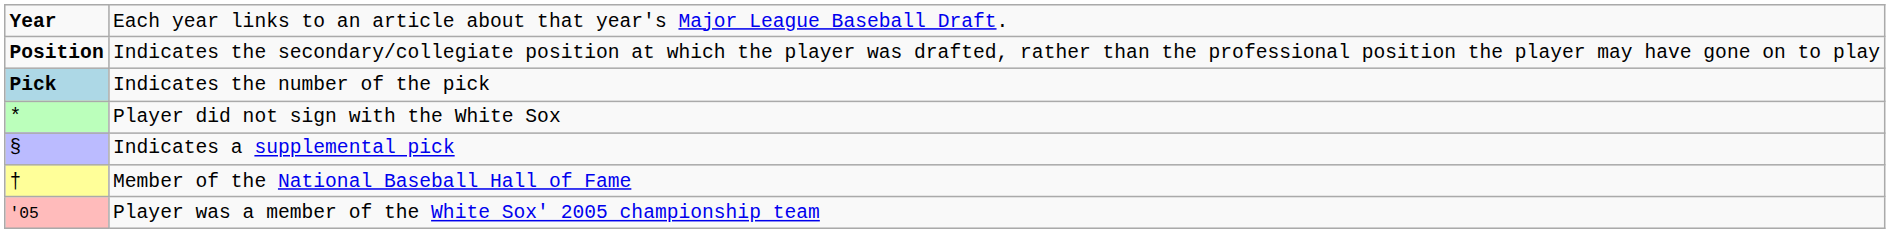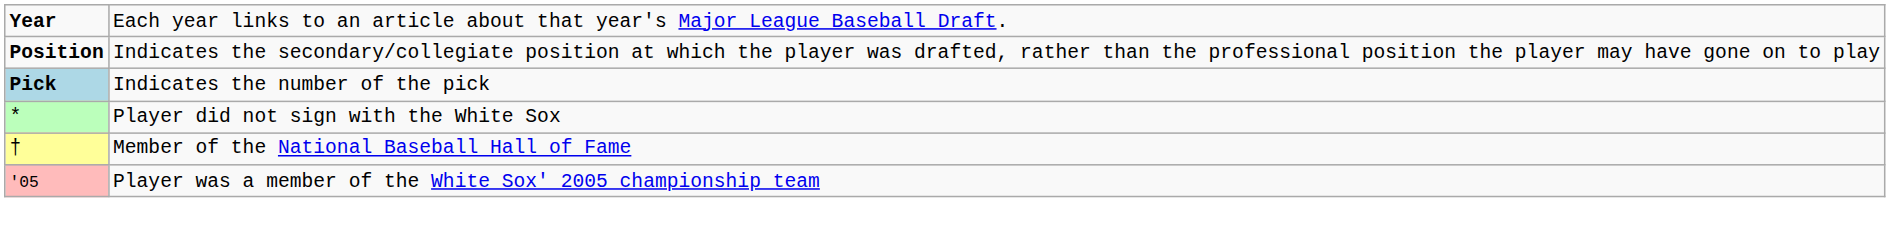- row: (284, 149)
